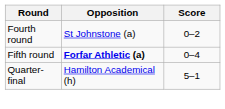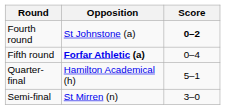(192, 33) normal -> (192, 33) bold
+ row: (29, 96)
